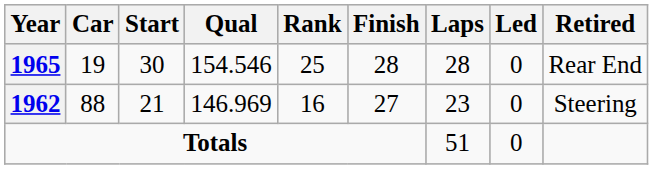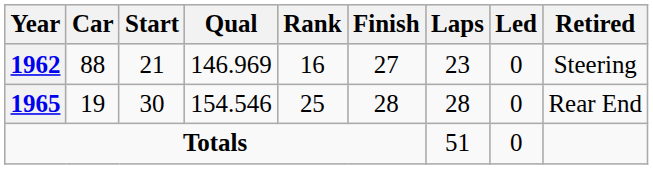rows swapped: (35, 103) <-> (35, 63)
